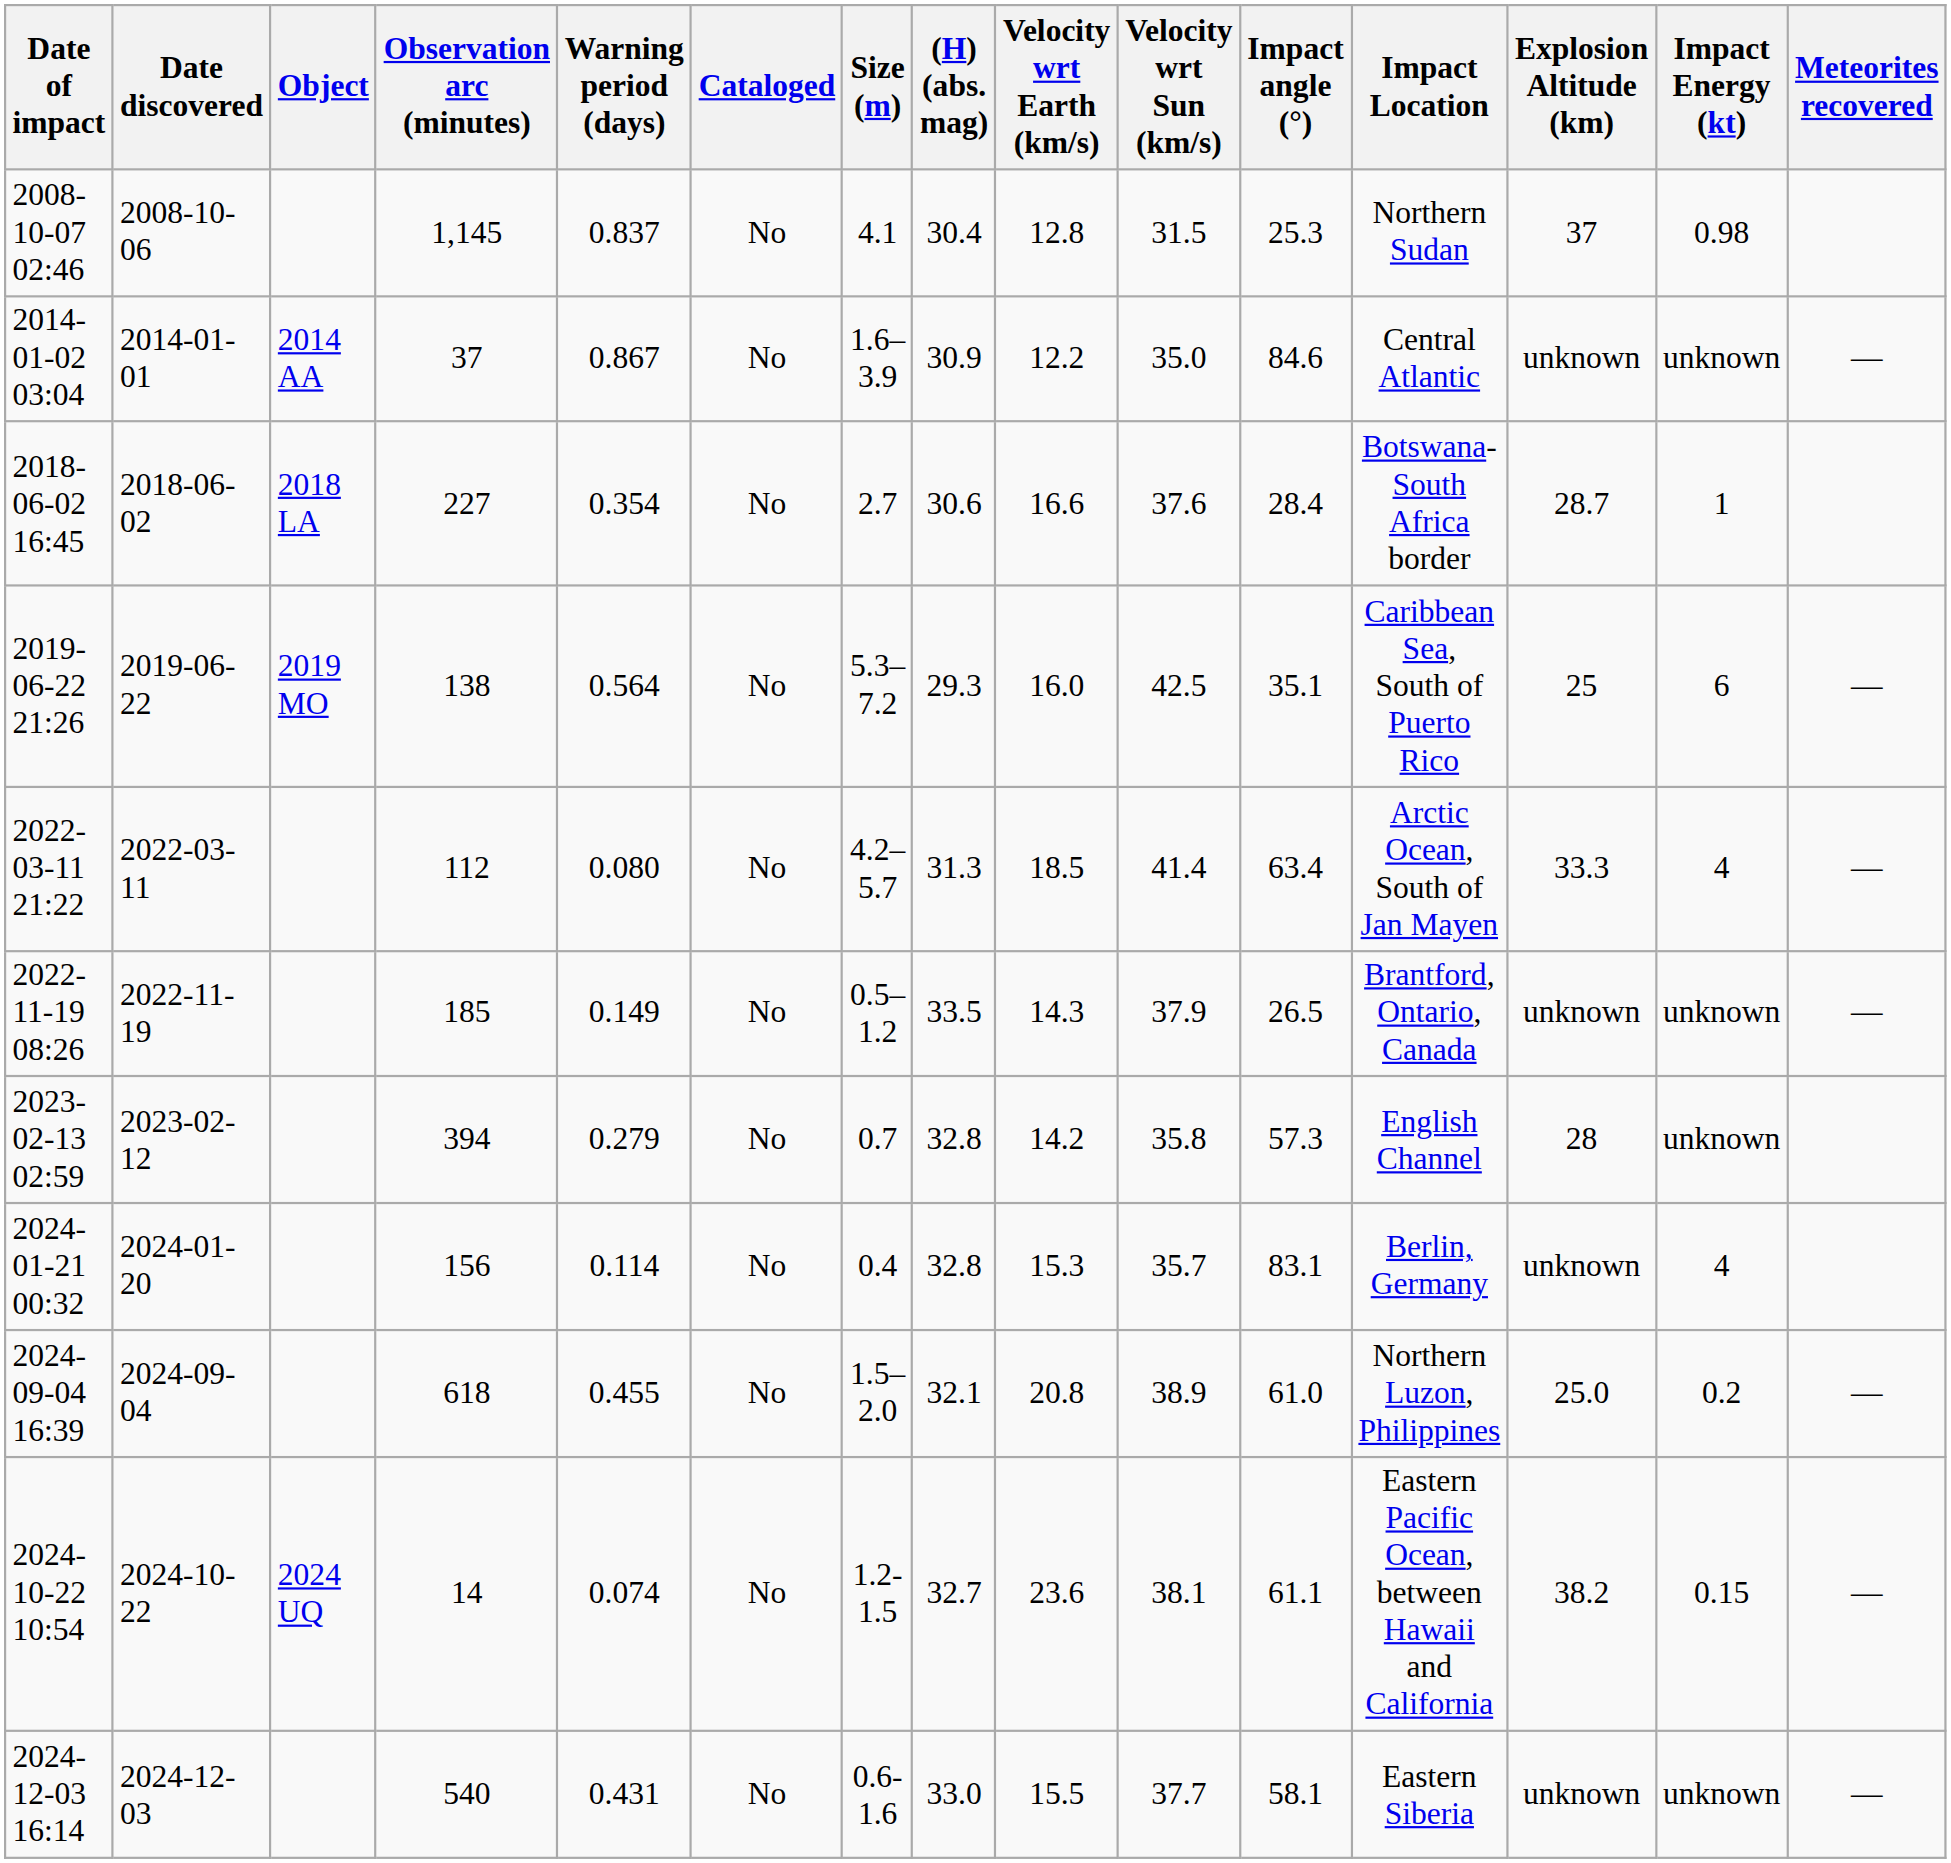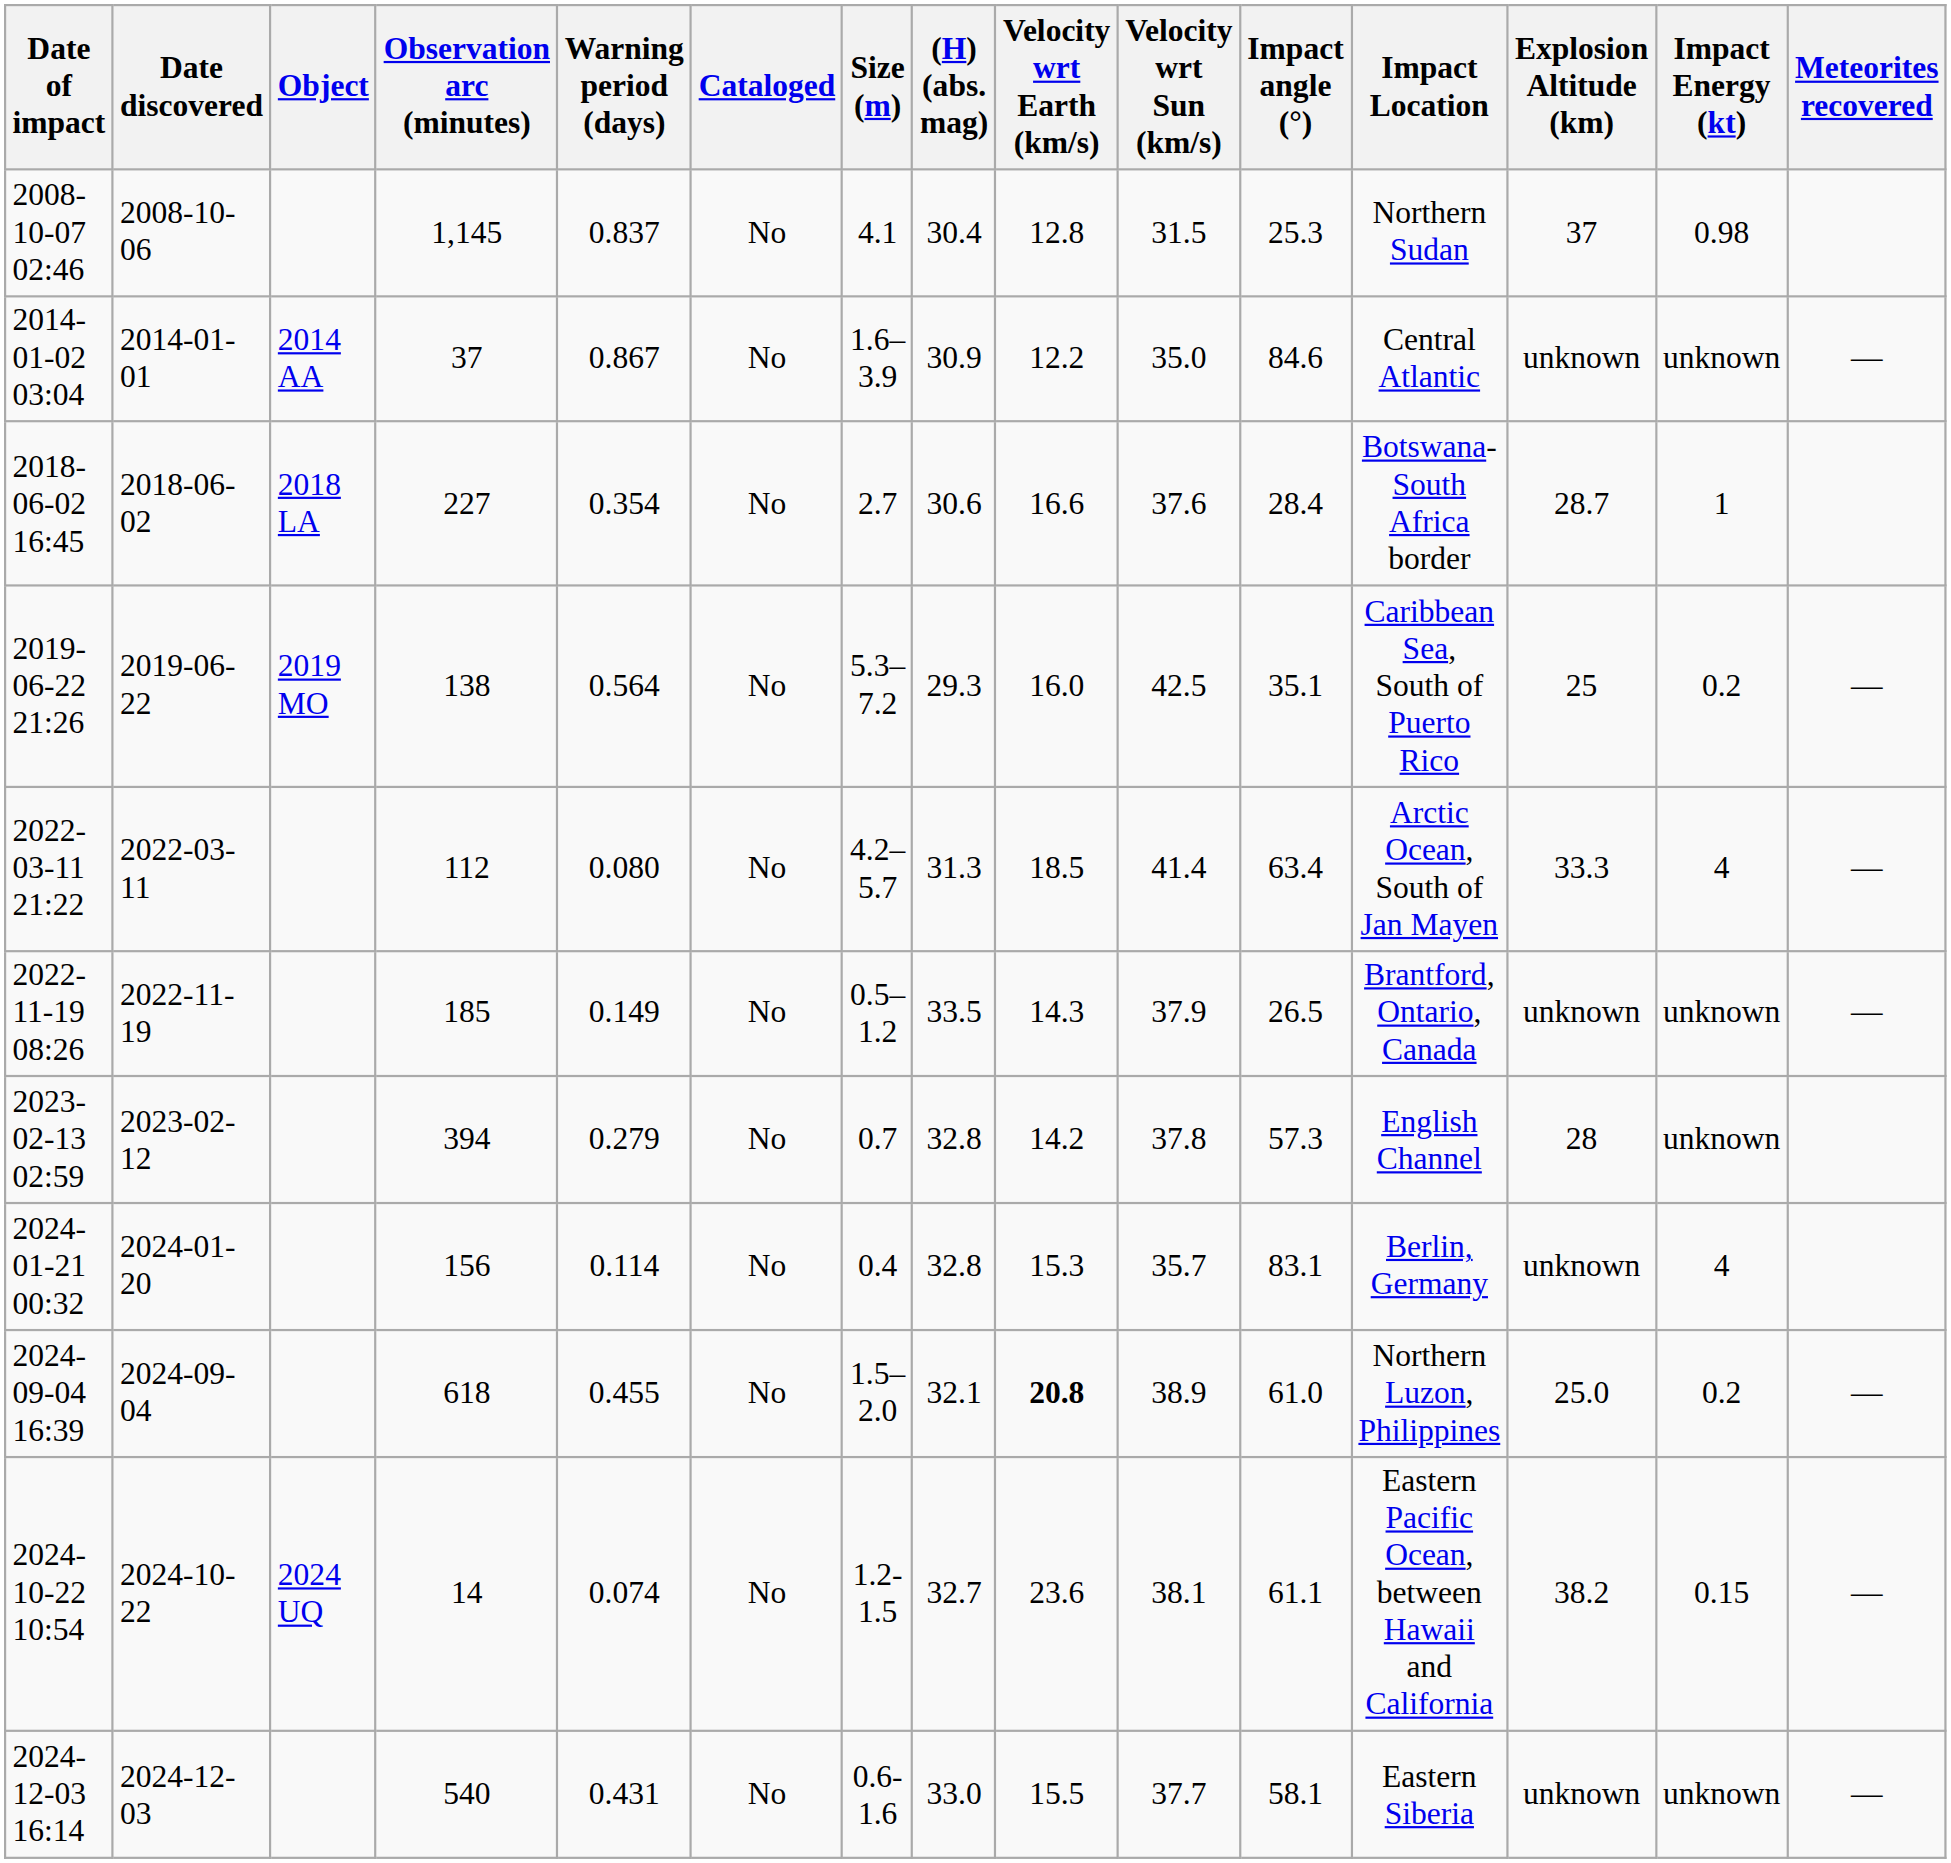(1722, 685) 6 -> (1722, 685) 0.2
(1179, 1139) 35.8 -> (1179, 1139) 37.8
(1057, 1392) normal -> (1057, 1392) bold
